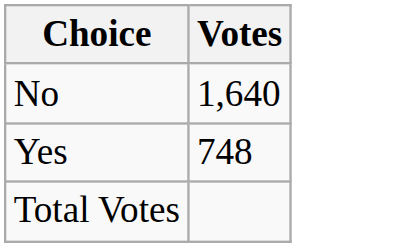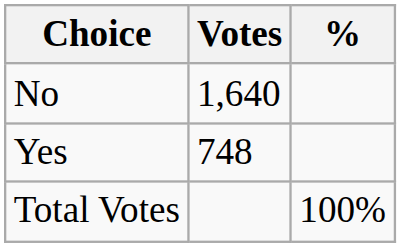+ column: (343, 33)
